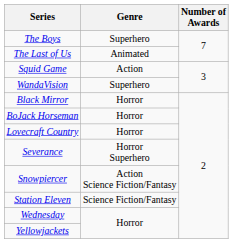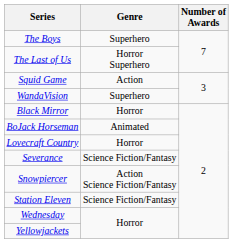(130, 54) Animated -> (130, 59) Horror Superhero
(130, 116) Horror -> (130, 127) Animated
(130, 152) Horror Superhero -> (130, 158) Science Fiction/Fantasy
